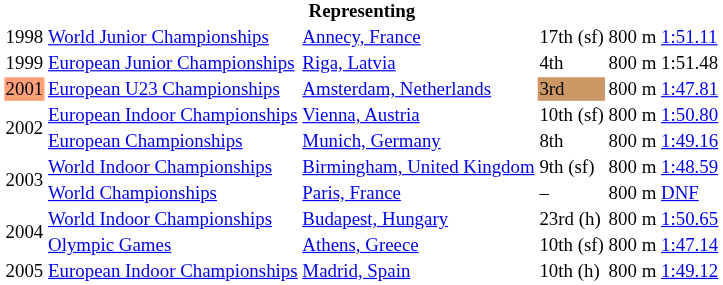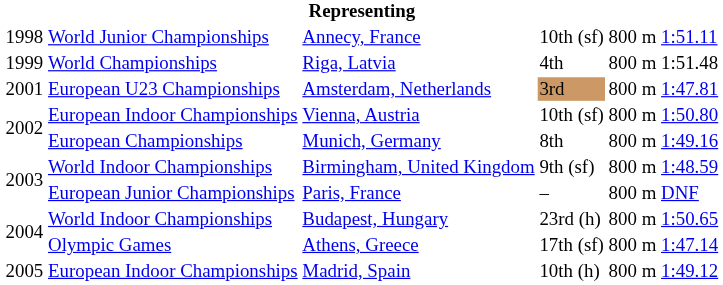(572, 37) 17th (sf) -> (572, 37) 10th (sf)
(171, 62) European Junior Championships -> (132, 62) World Championships
(24, 88) lightsalmon background -> (24, 88) no background
(132, 192) World Championships -> (171, 192) European Junior Championships
(572, 244) 10th (sf) -> (572, 244) 17th (sf)
